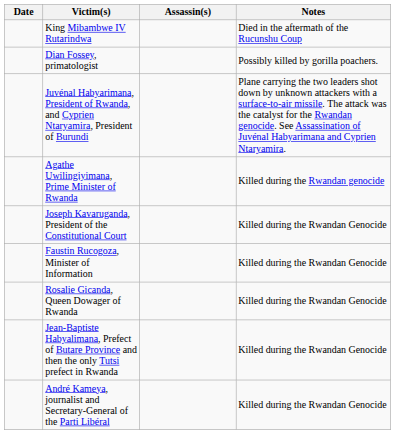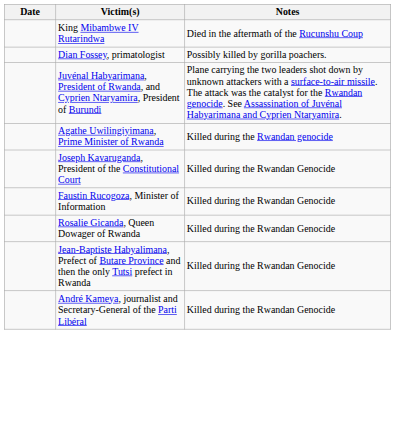- column: (188, 12)
